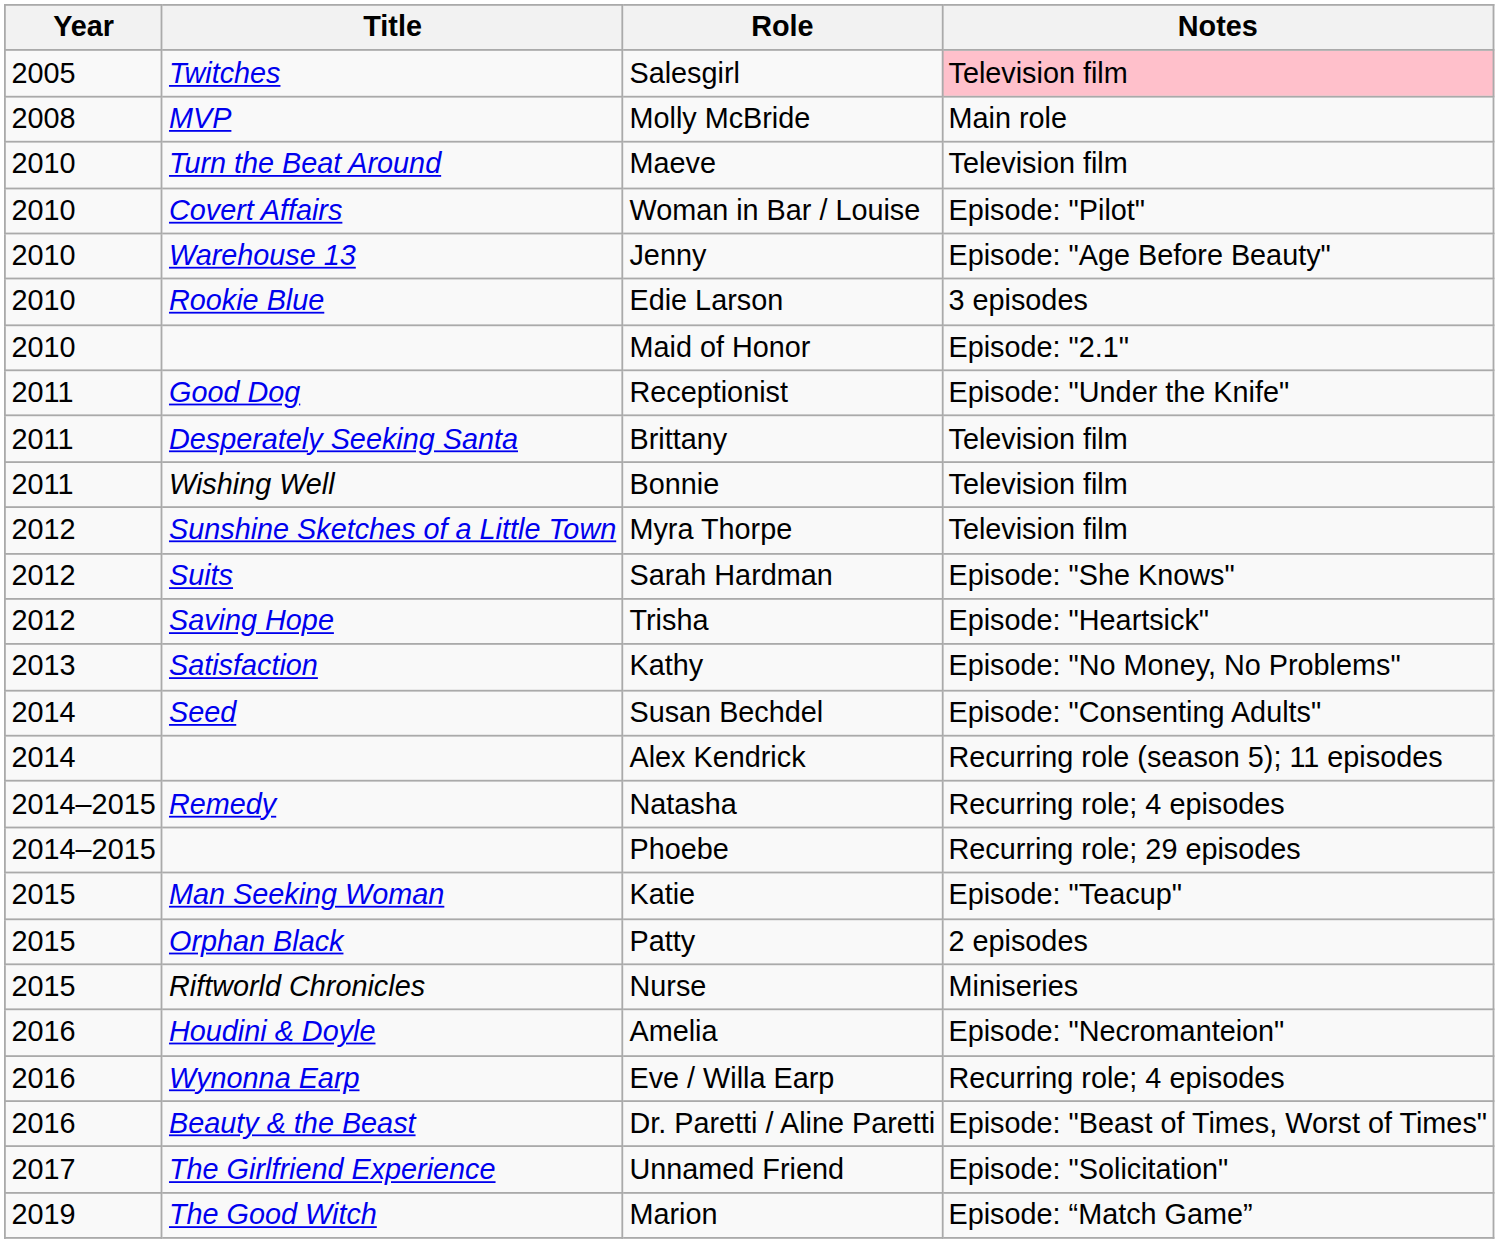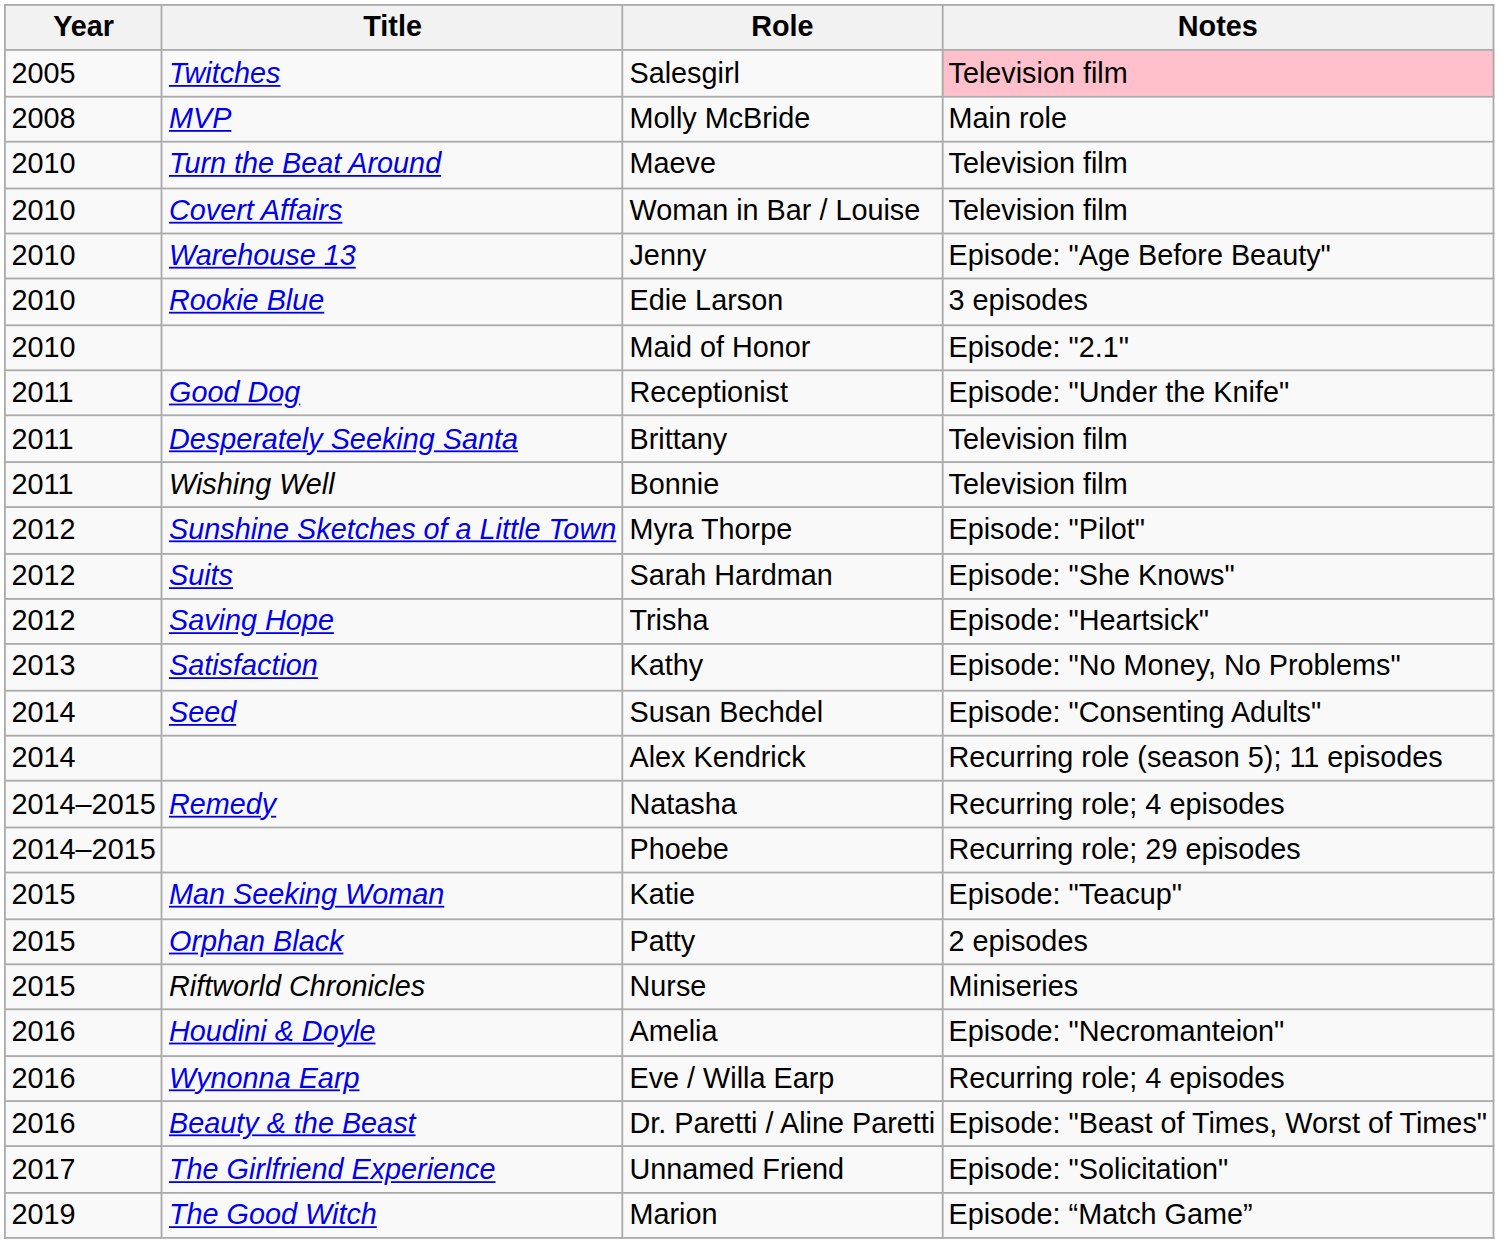(1047, 210) Episode: "Pilot" -> (1038, 210) Television film
(1038, 529) Television film -> (1047, 529) Episode: "Pilot"
